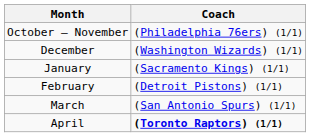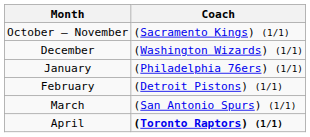(218, 32) (Philadelphia 76ers) (1/1) -> (212, 32) (Sacramento Kings) (1/1)
(212, 68) (Sacramento Kings) (1/1) -> (218, 68) (Philadelphia 76ers) (1/1)
